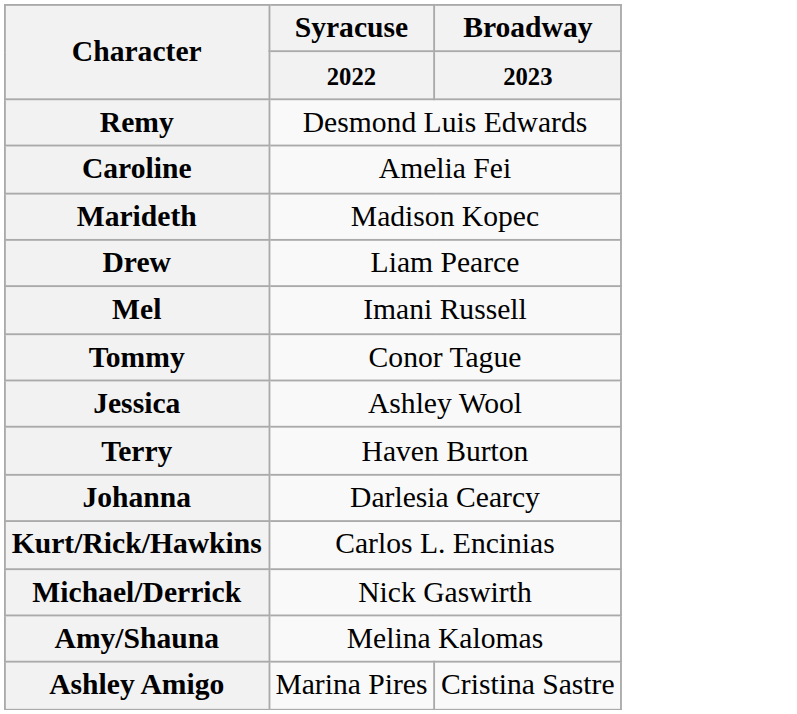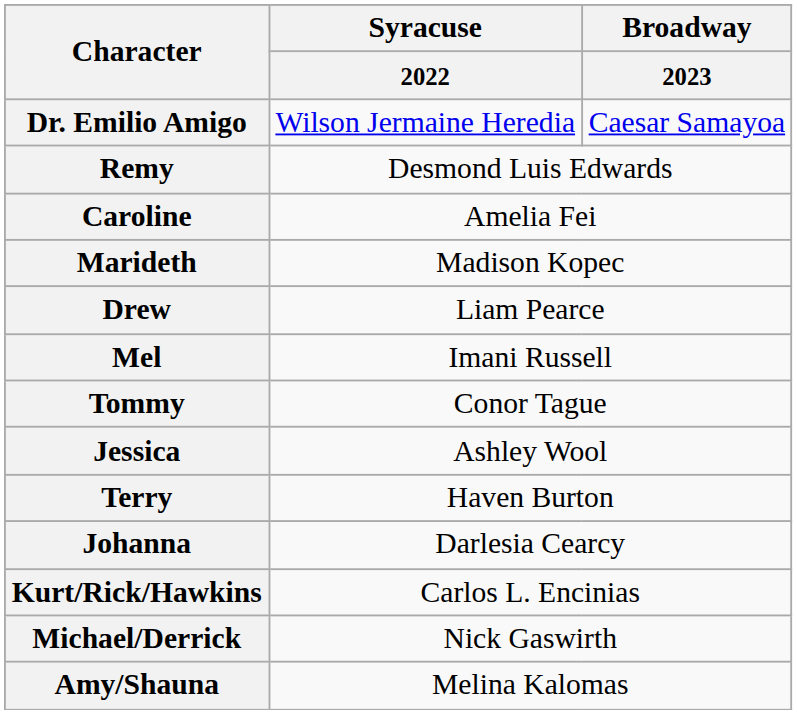+ row: (137, 121)
- row: (137, 685)
